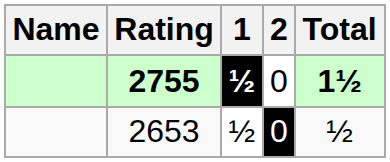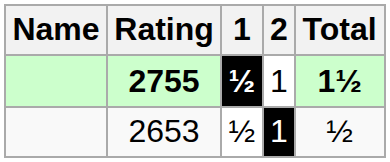(279, 80) 0 -> (279, 80) 1
(279, 131) 0 -> (279, 131) 1
